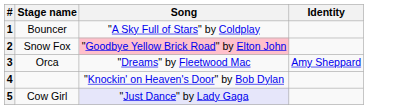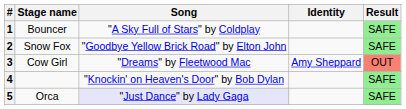+ column: (382, 12)
(184, 46) pink background -> (184, 46) no background
(47, 63) Orca -> (47, 63) Cow Girl
(47, 96) Cow Girl -> (47, 96) Orca
